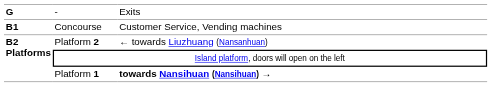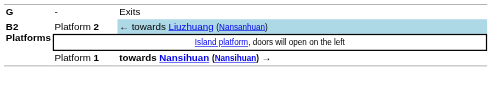- row: (78, 27)
(194, 42) no background -> (194, 26) lightblue background
